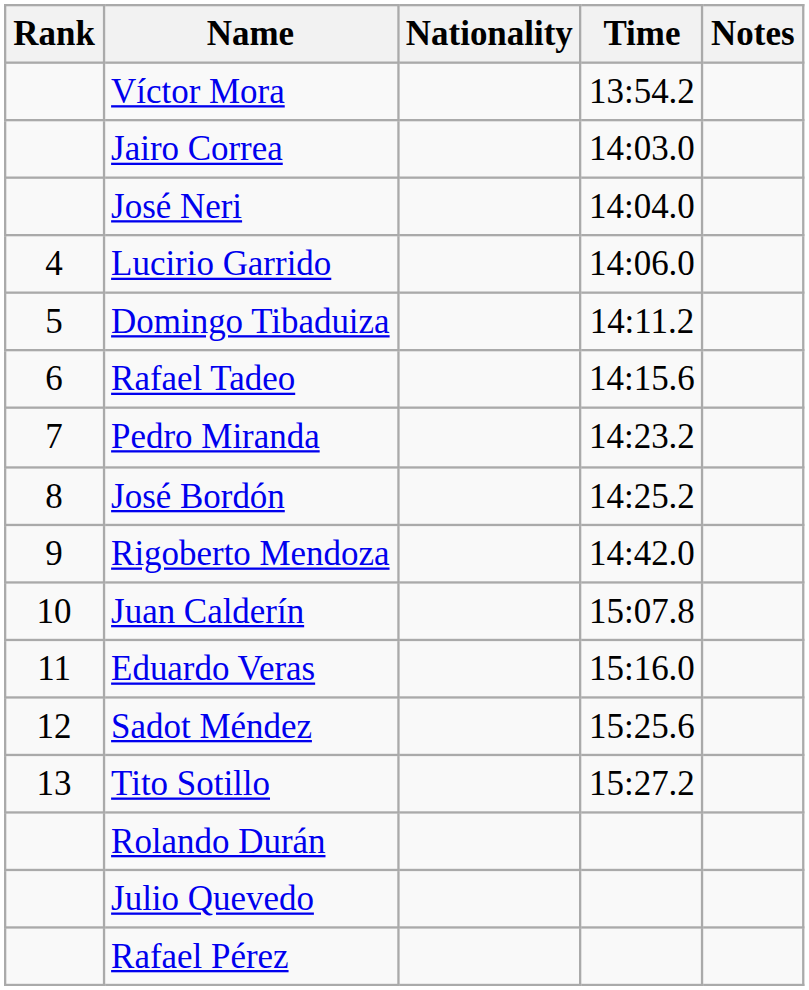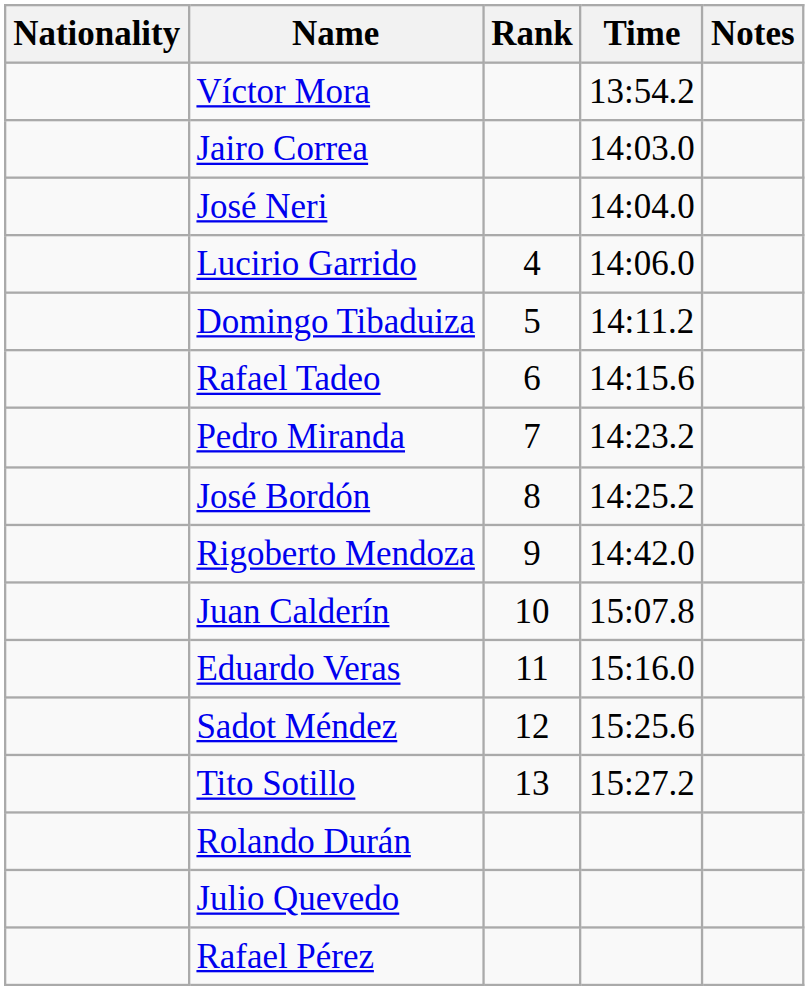columns swapped: (54, 33) <-> (489, 33)
